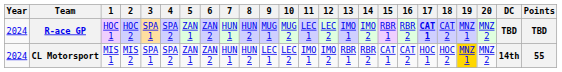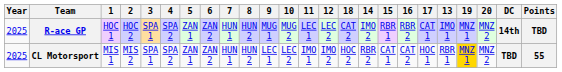columns swapped: (348, 12) <-> (447, 12)
(17, 31) 2024 -> (17, 31) 2025
(427, 31) bold -> (427, 31) normal
(509, 31) TBD -> (509, 31) 14th
(17, 56) 2024 -> (17, 56) 2025
(509, 56) 14th -> (509, 56) TBD
